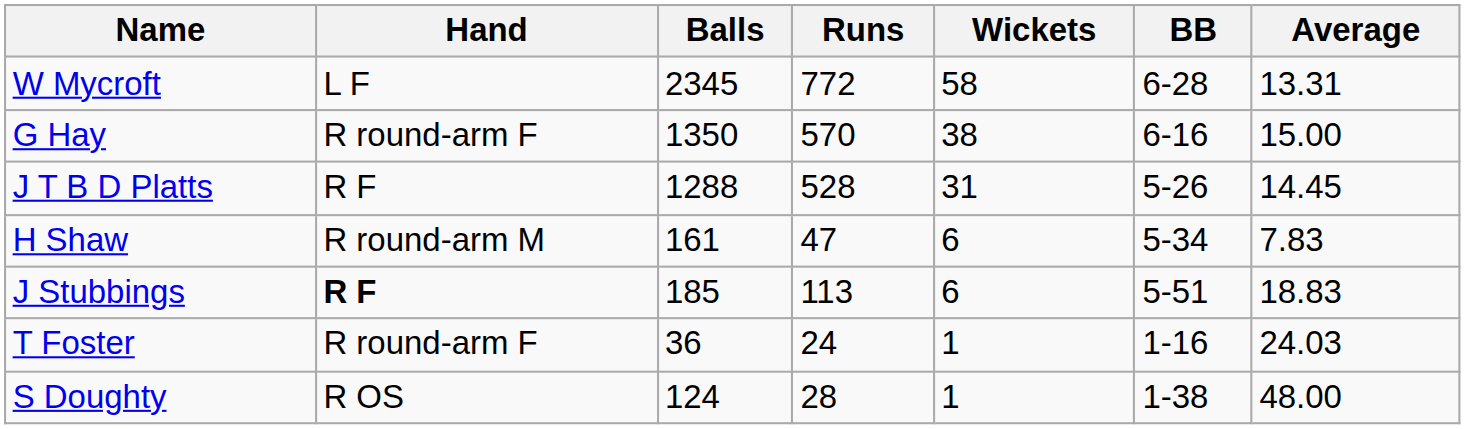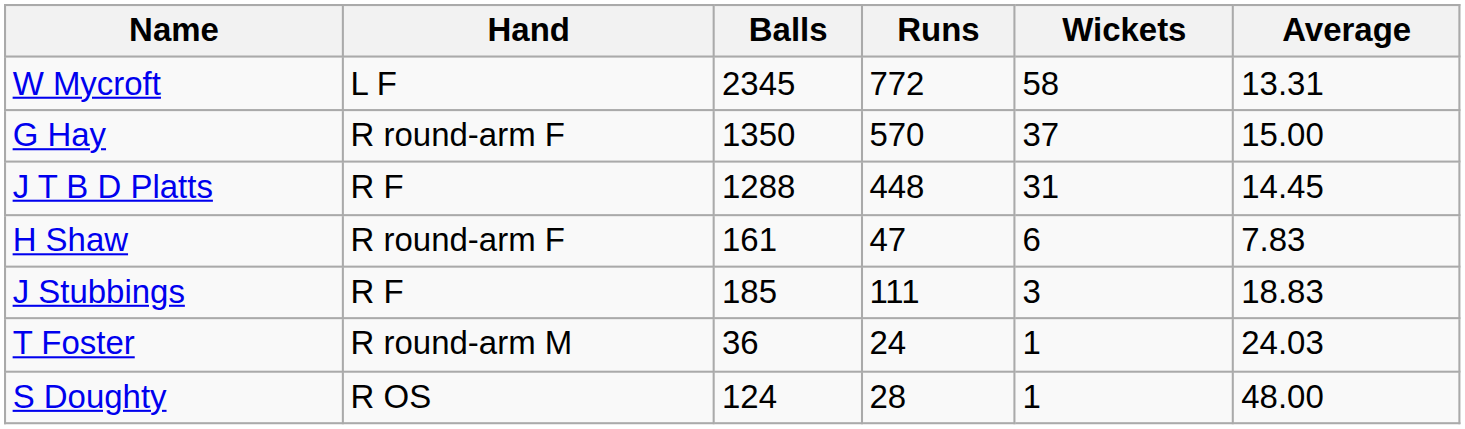- column: (1193, 30)
(960, 135) 38 -> (1041, 135) 37
(828, 187) 528 -> (897, 187) 448
(434, 239) R round-arm M -> (458, 239) R round-arm F
(350, 291) bold -> (377, 291) normal
(827, 291) 113 -> (895, 291) 111
(950, 291) 6 -> (1032, 291) 3
(431, 344) R round-arm F -> (461, 344) R round-arm M
